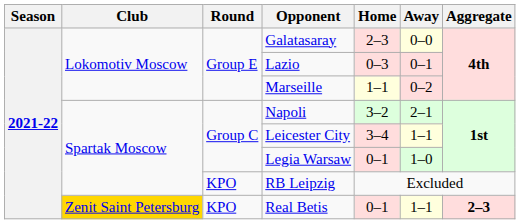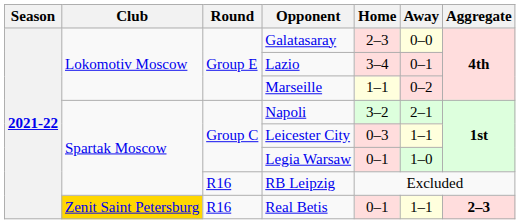(377, 64) 0–3 -> (377, 64) 3–4
(377, 135) 3–4 -> (377, 135) 0–3
(221, 183) KPO -> (219, 183) R16
(221, 207) KPO -> (219, 207) R16
